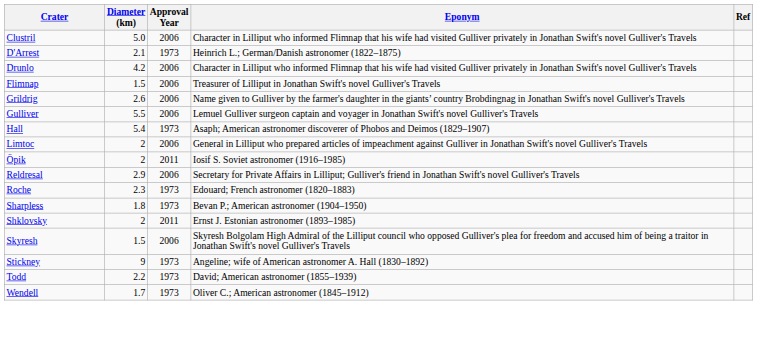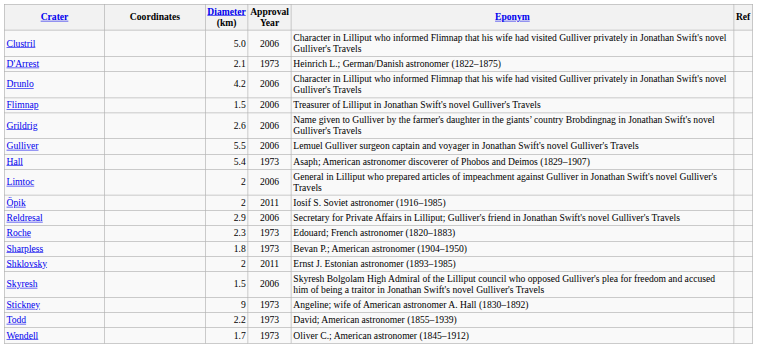+ column: (155, 17)
